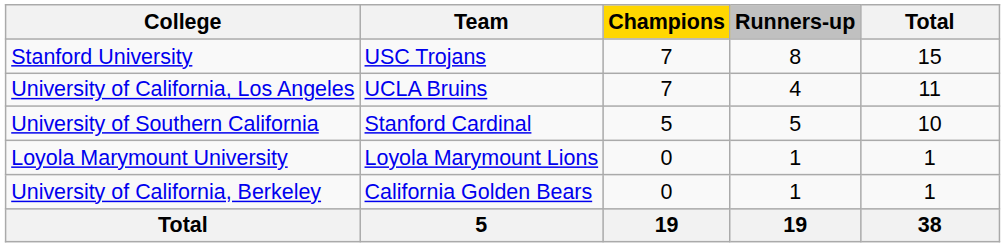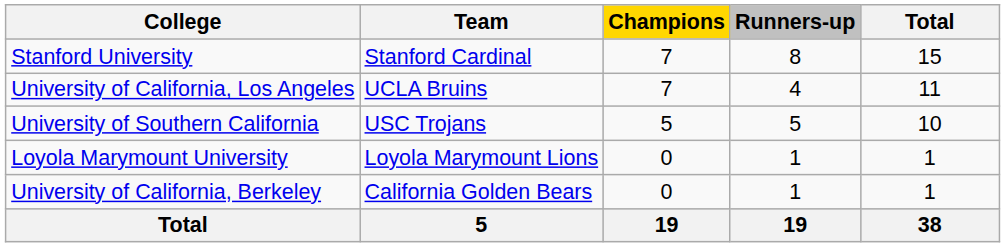(425, 56) USC Trojans -> (448, 56) Stanford Cardinal
(448, 124) Stanford Cardinal -> (425, 124) USC Trojans
